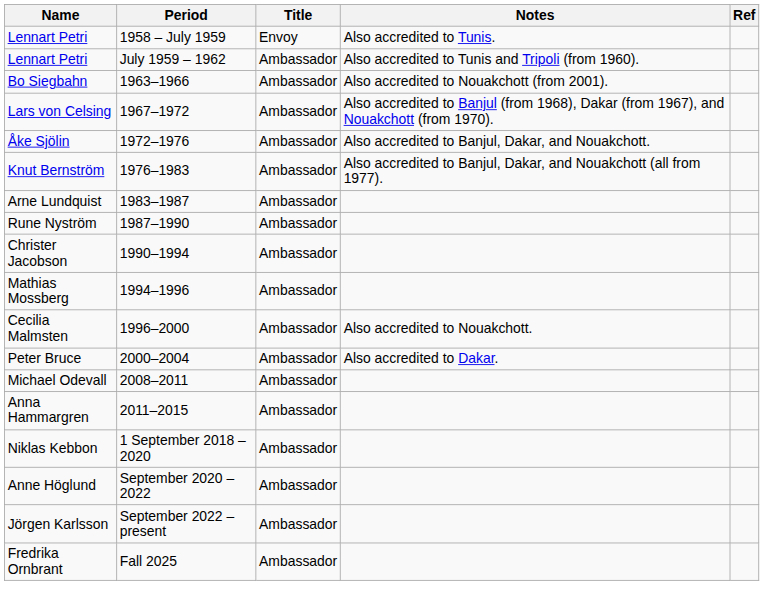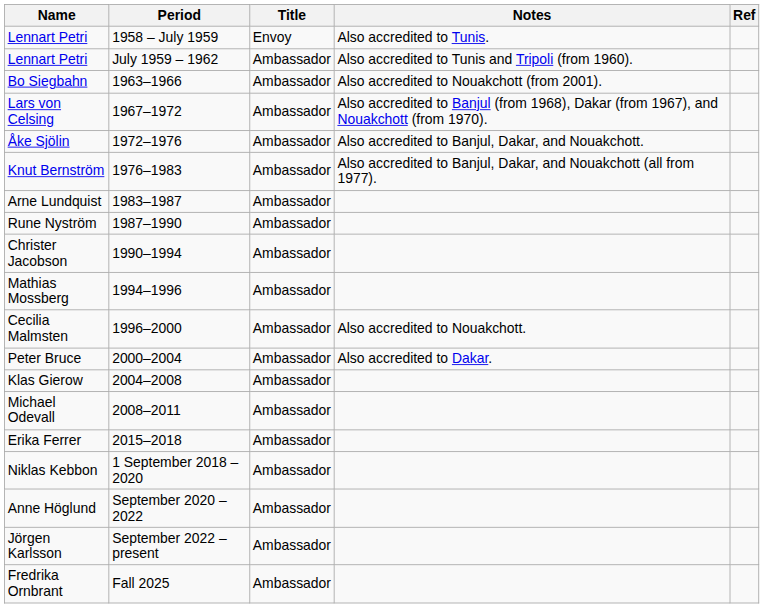+ row: (45, 380)
- row: (48, 410)
+ row: (44, 440)
